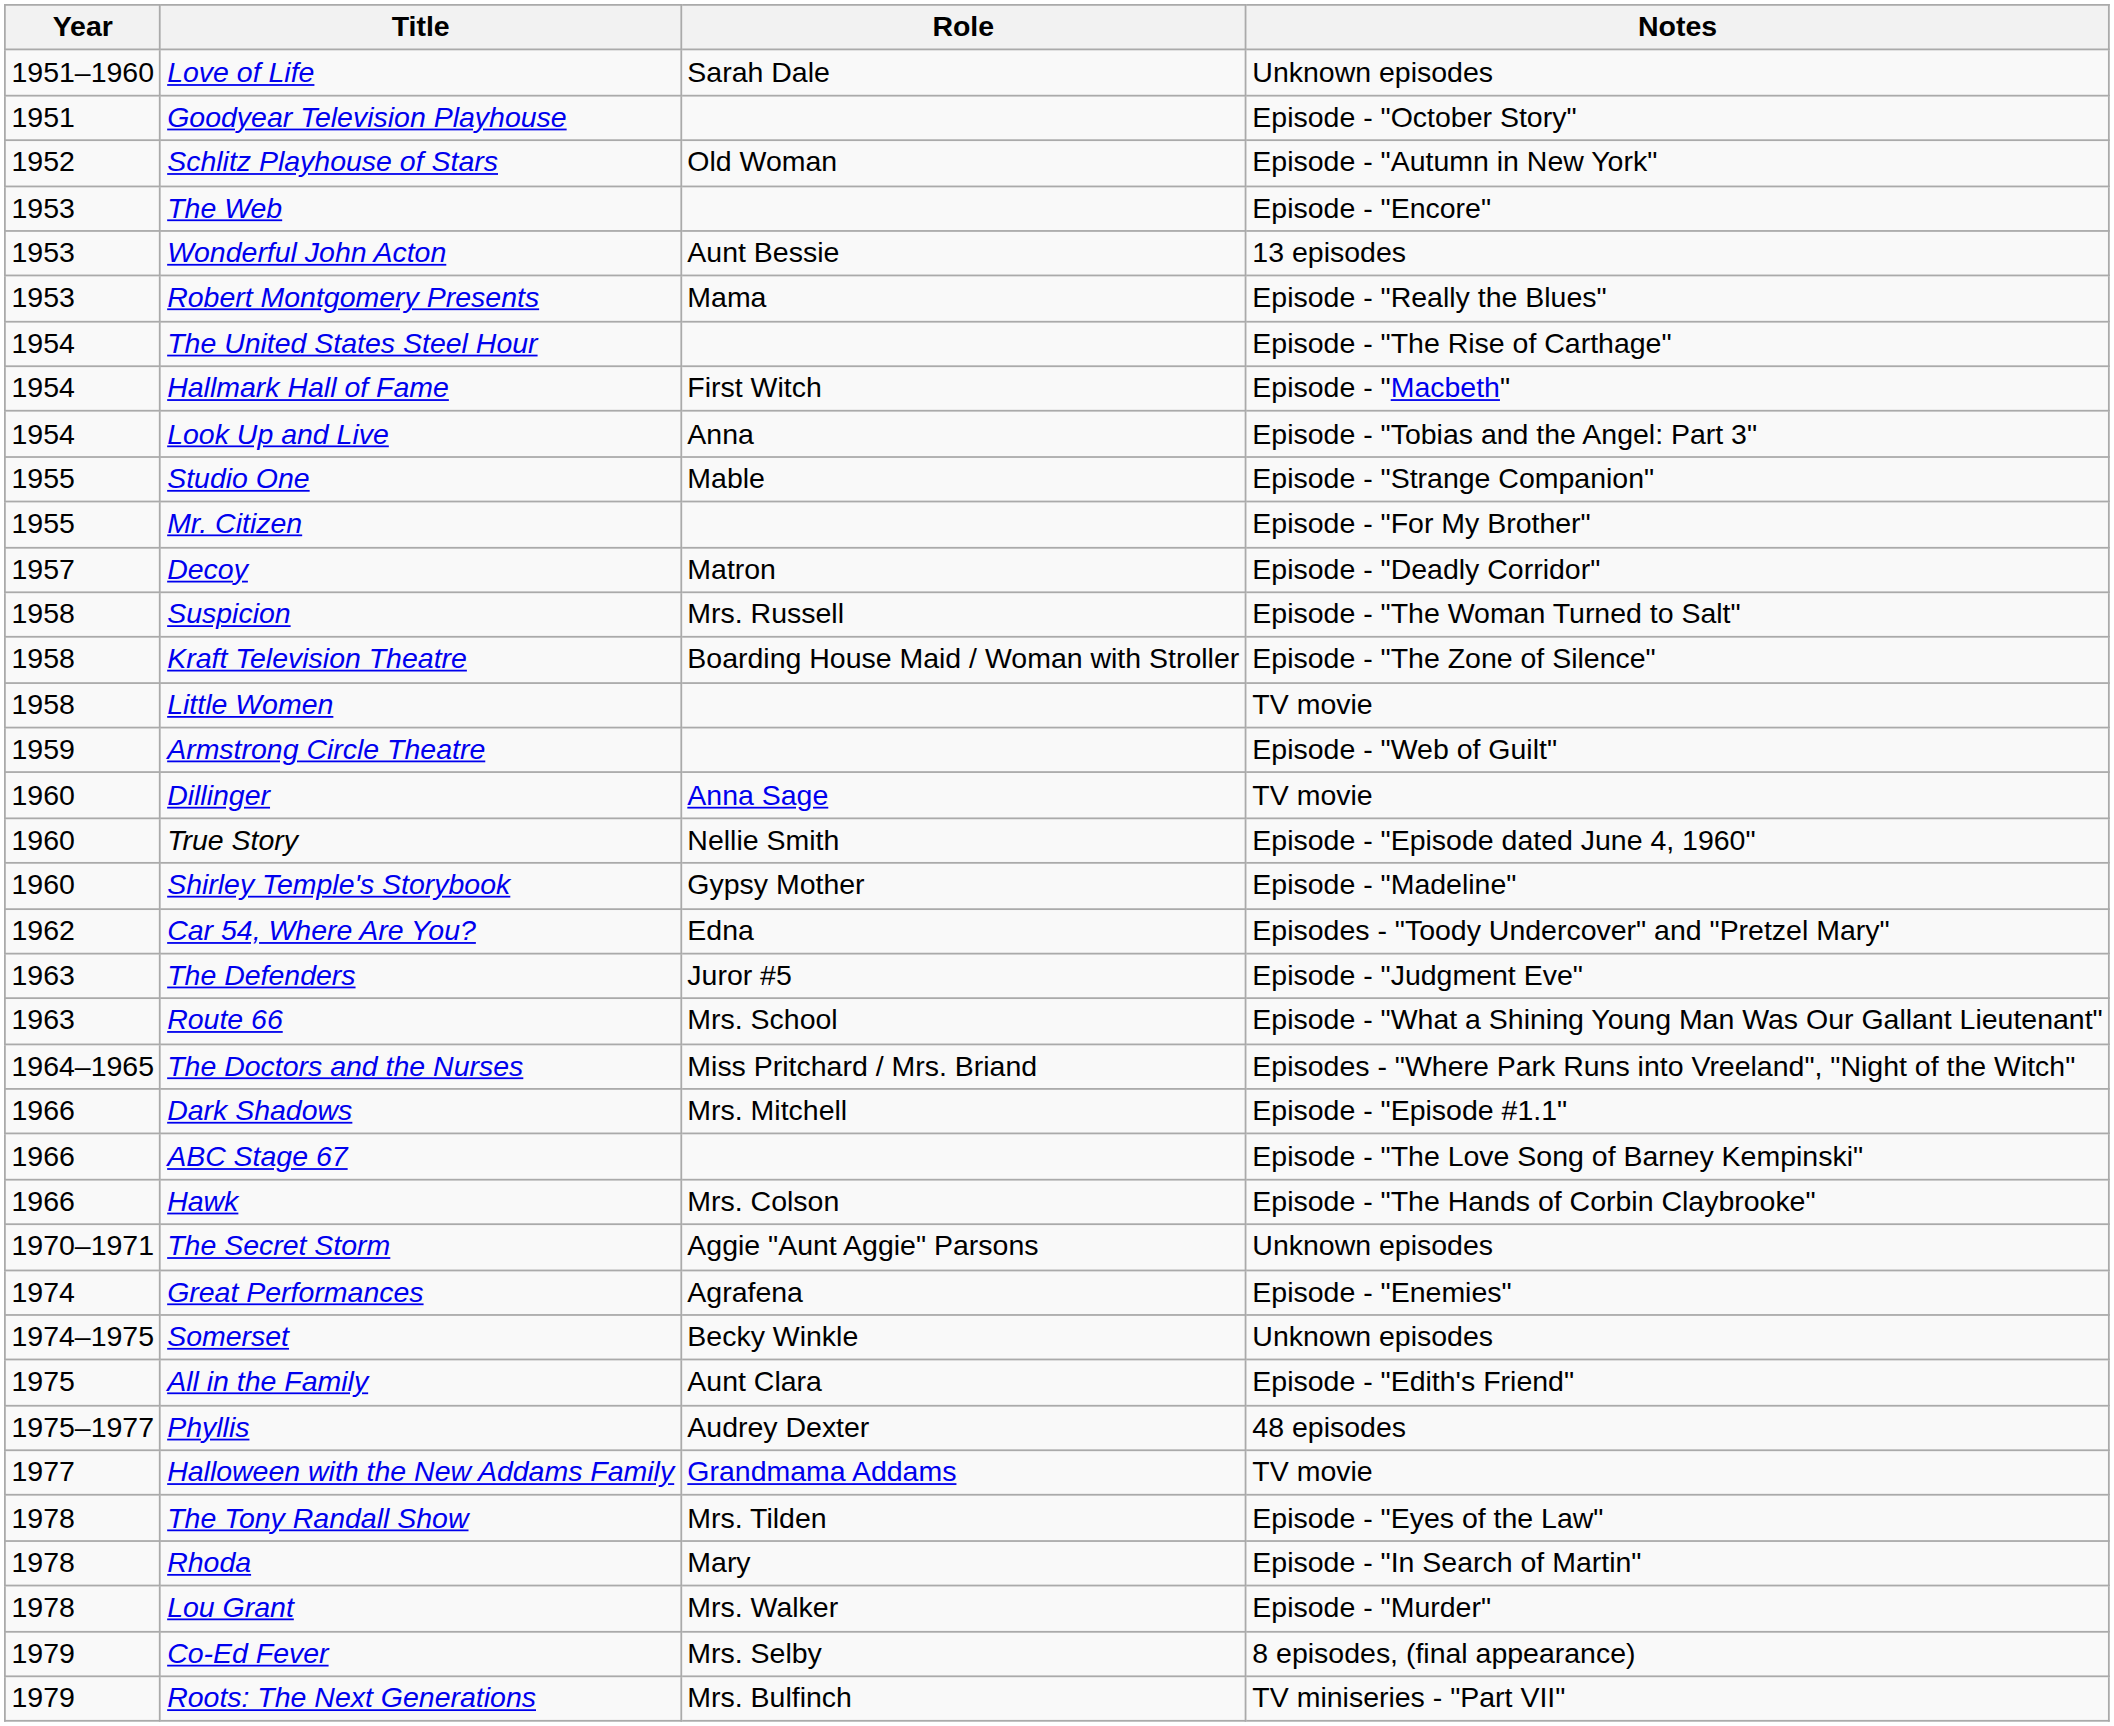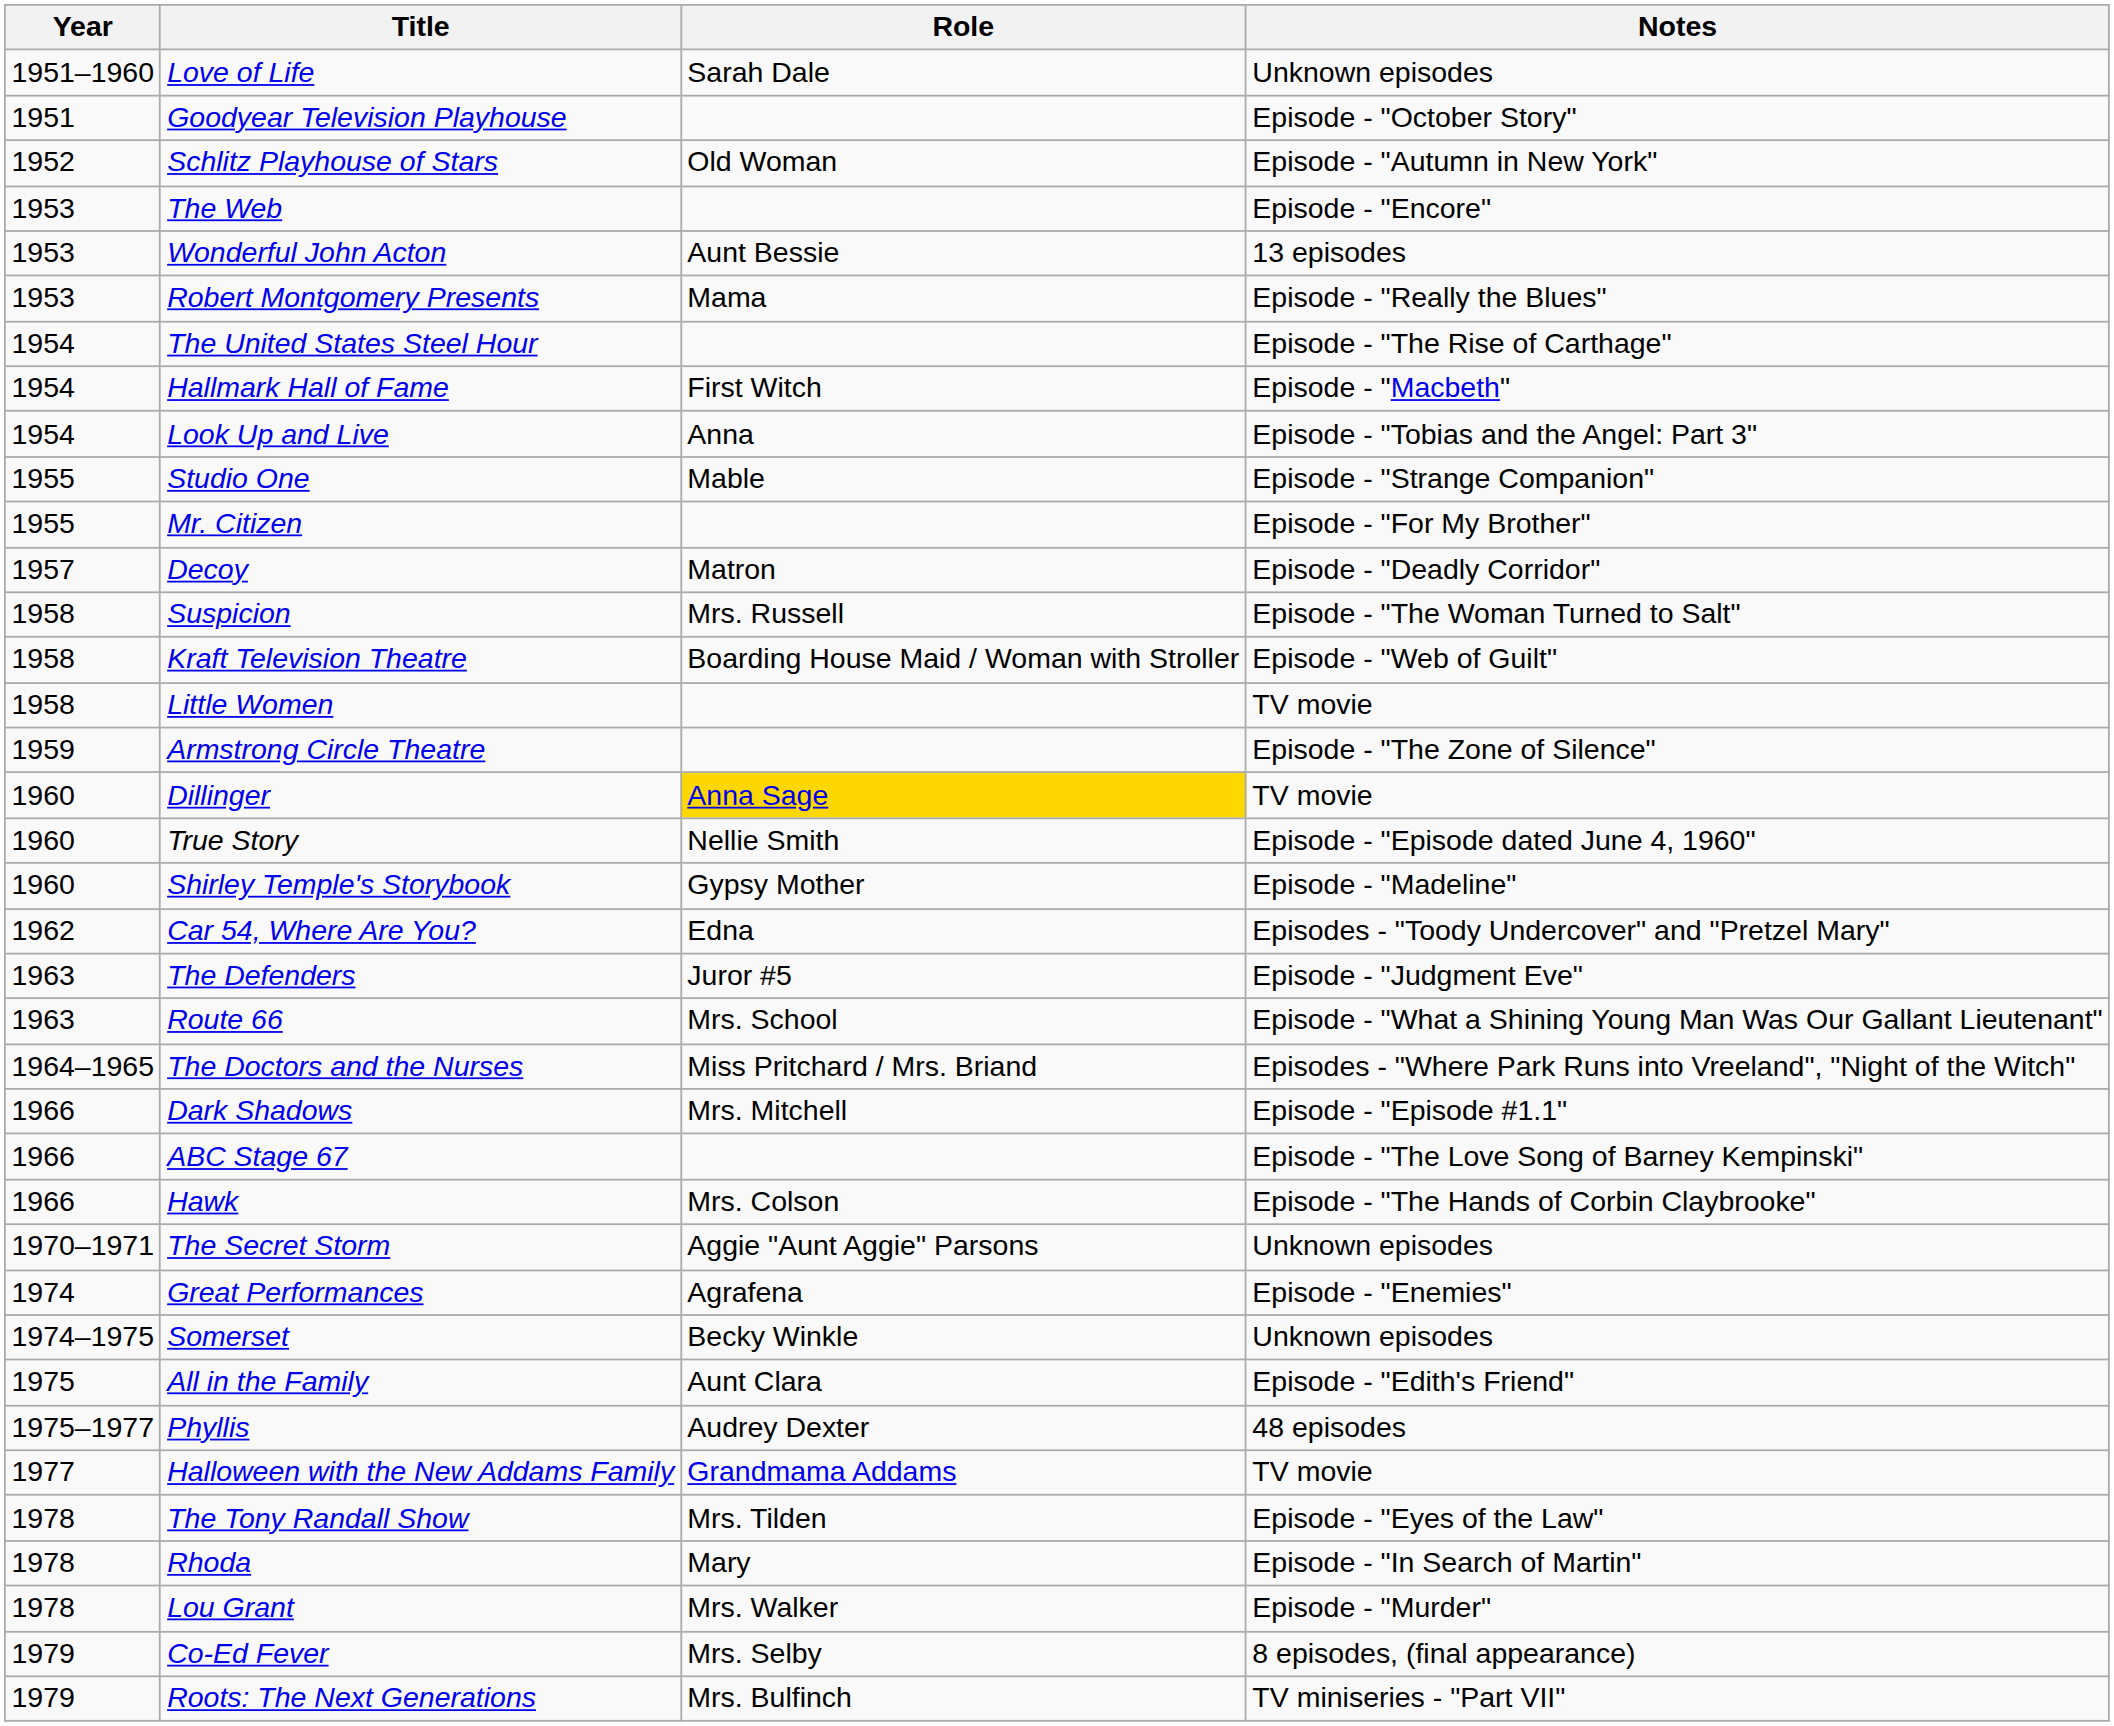(1454, 659) Episode - "The Zone of Silence" -> (1405, 659) Episode - "Web of Guilt"
(1405, 749) Episode - "Web of Guilt" -> (1454, 749) Episode - "The Zone of Silence"
(758, 794) no background -> (758, 794) gold background
